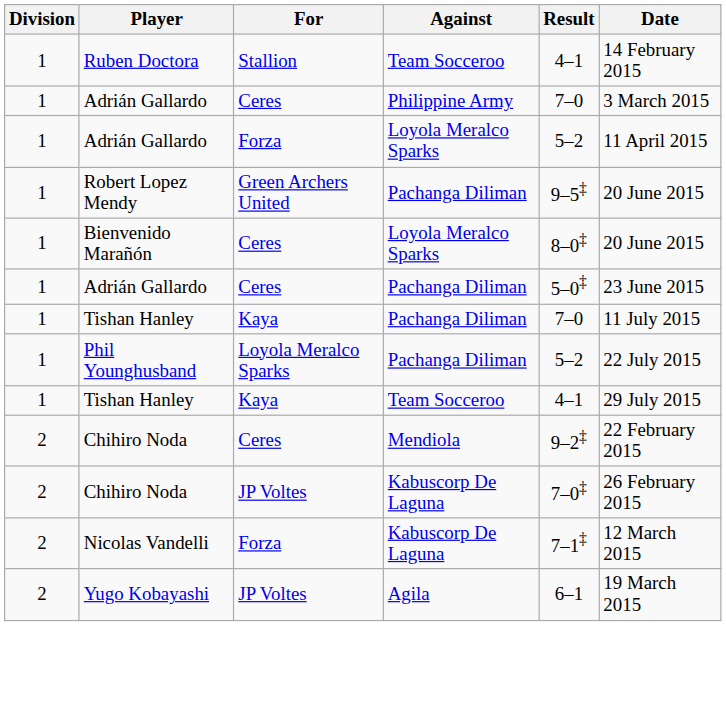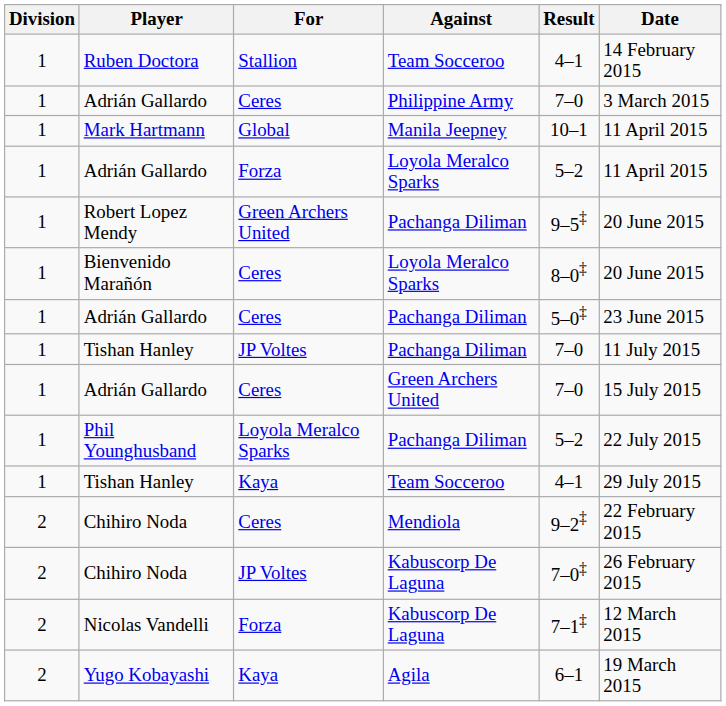+ row: (144, 130)
(258, 319) Kaya -> (272, 349) JP Voltes
+ row: (145, 389)
(272, 594) JP Voltes -> (258, 675) Kaya
